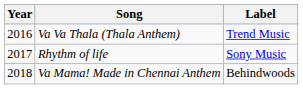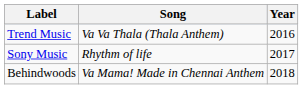columns swapped: (20, 14) <-> (260, 14)
